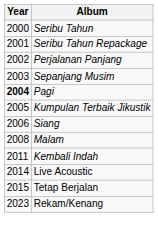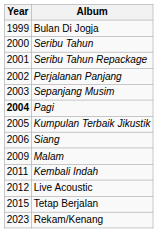+ row: (66, 28)
(18, 140) 2008 -> (18, 156) 2009
(18, 172) 2014 -> (18, 188) 2012
